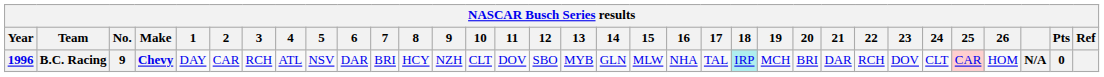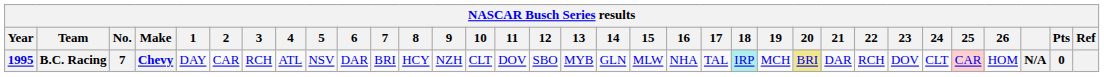(21, 60) 1996 -> (21, 60) 1995
(122, 60) 9 -> (122, 60) 7
(807, 60) no background -> (807, 60) khaki background
